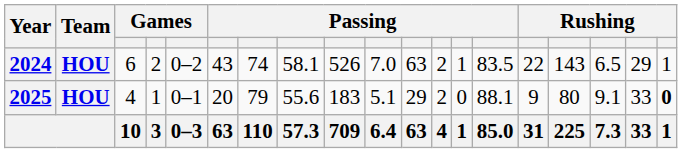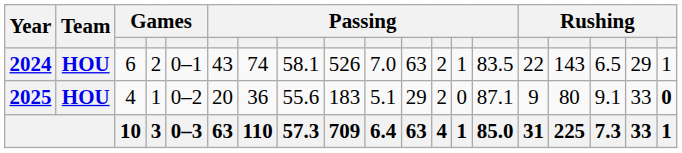(187, 64) 0–2 -> (187, 64) 0–1
(187, 97) 0–1 -> (187, 97) 0–2
(258, 97) 79 -> (258, 97) 36
(495, 97) 88.1 -> (495, 97) 87.1
